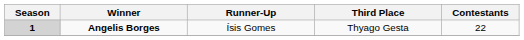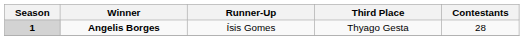(480, 28) 22 -> (480, 28) 28
